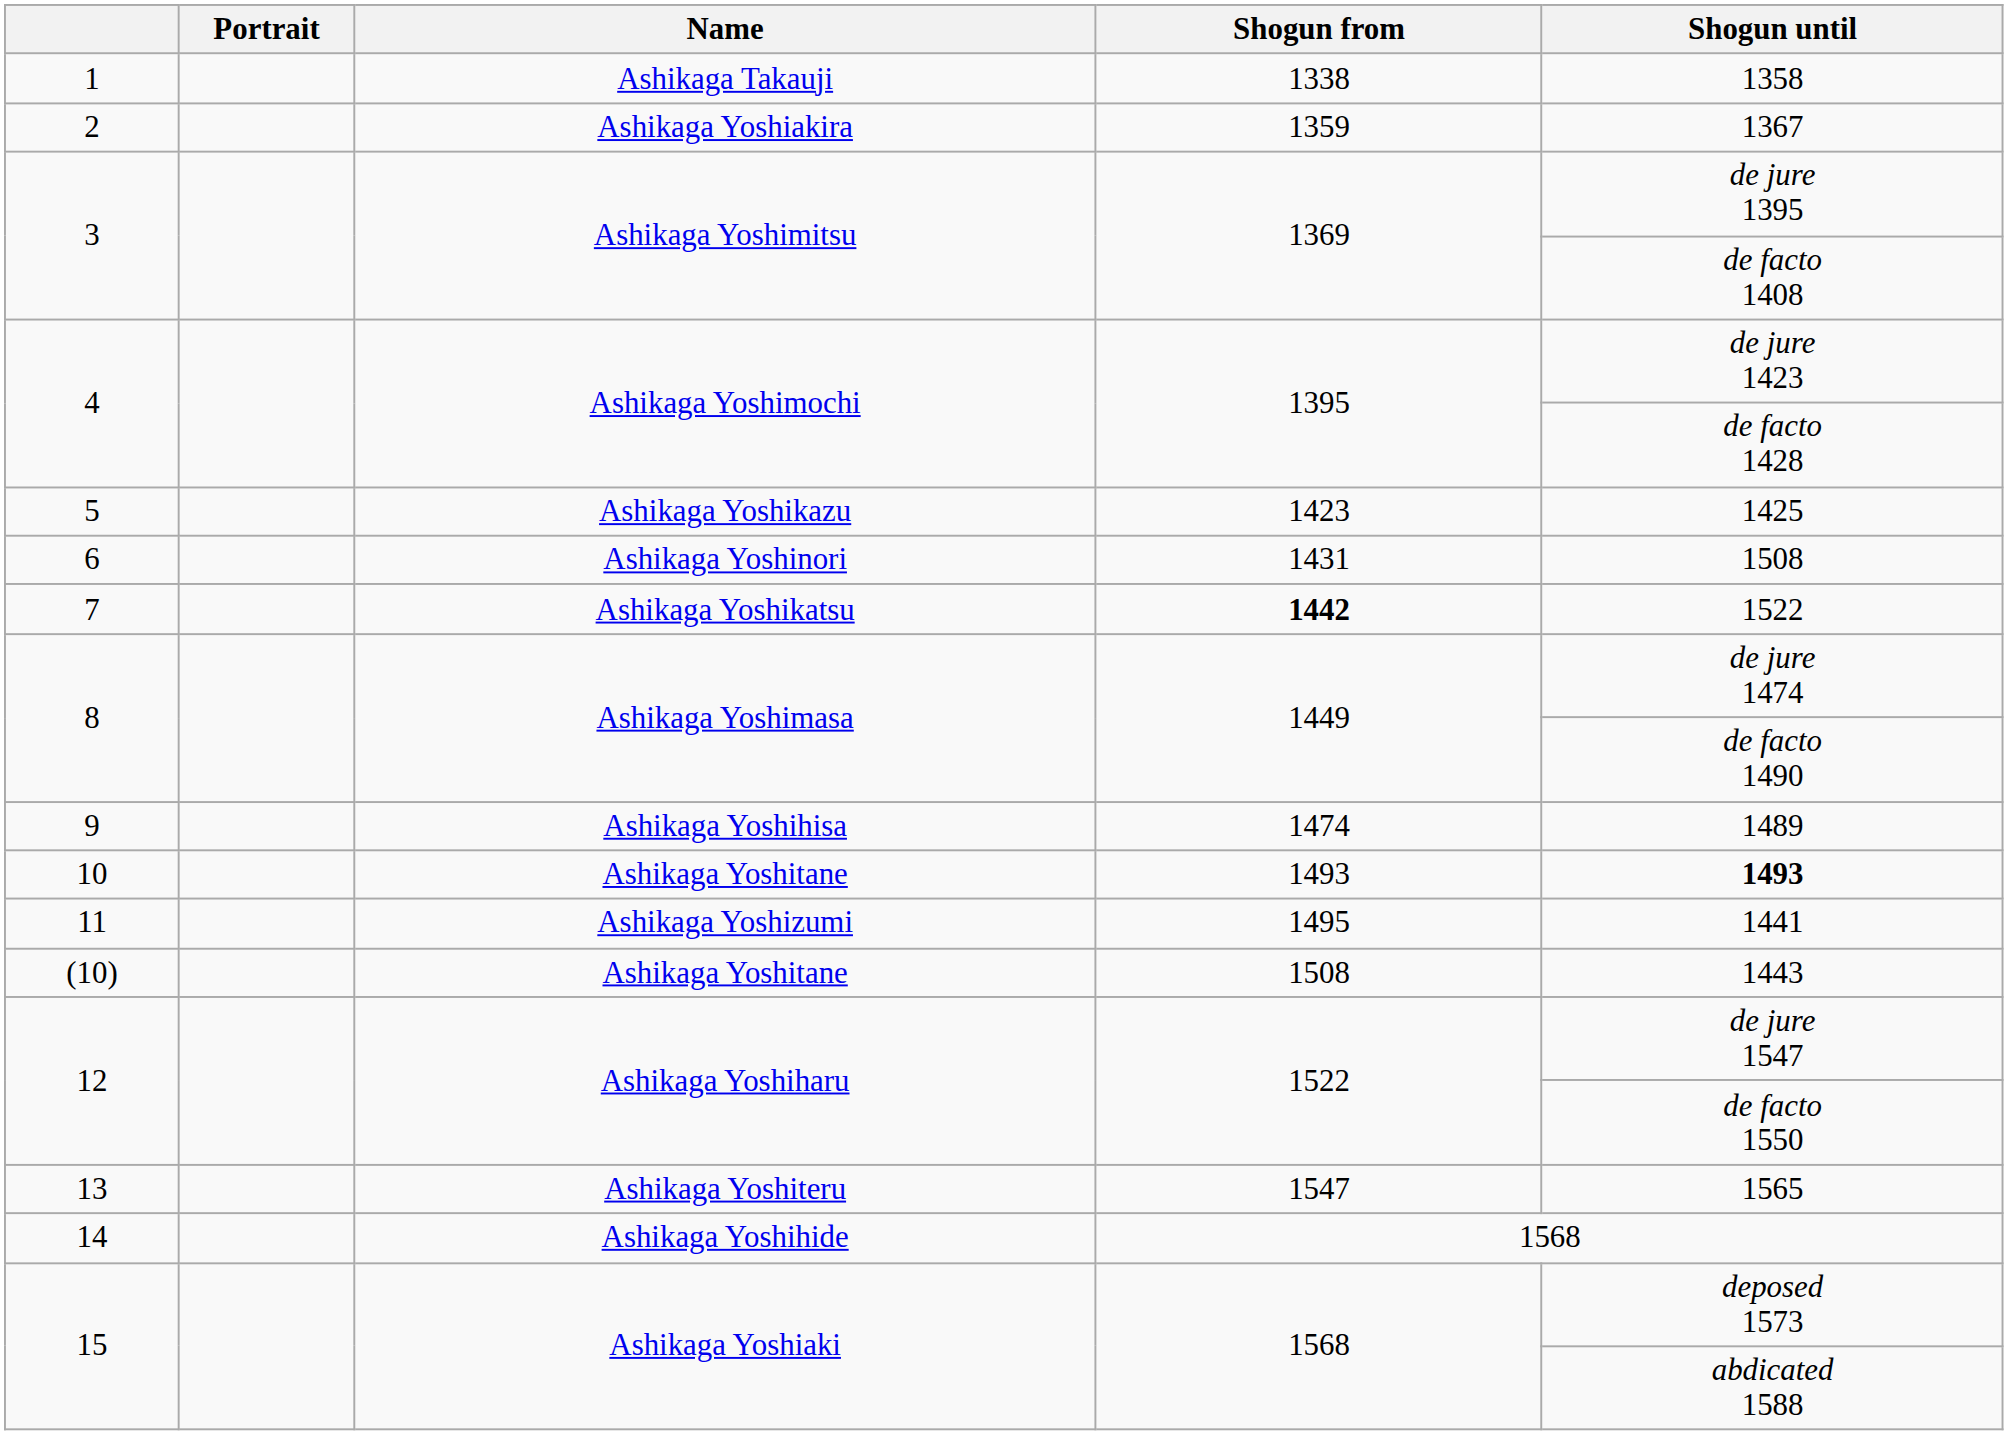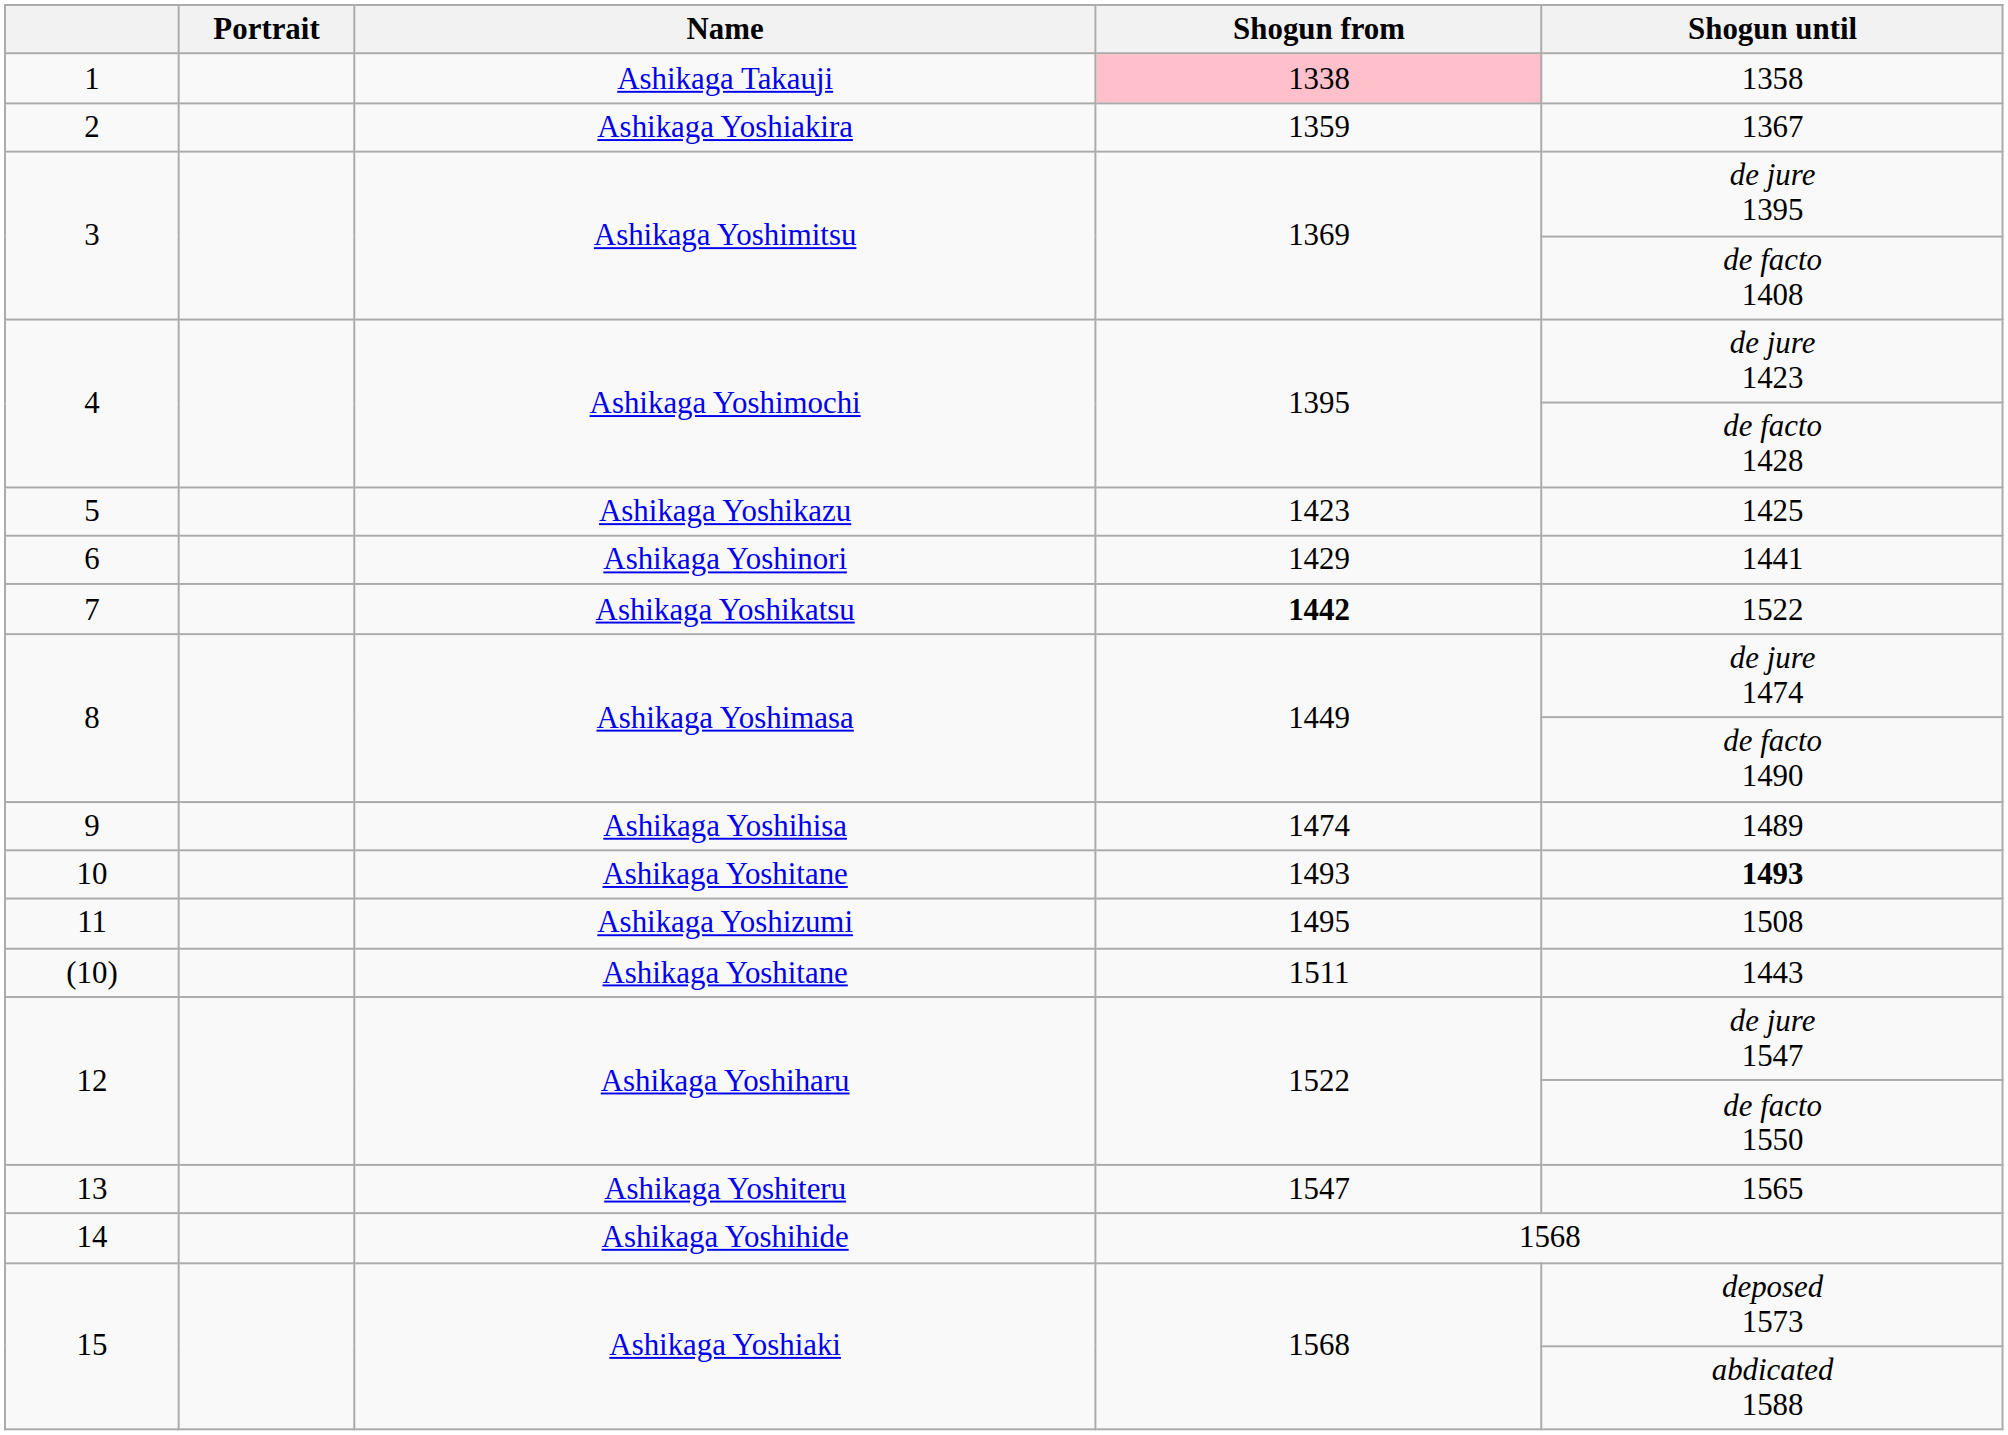(1319, 77) no background -> (1319, 77) pink background
(1319, 559) 1431 -> (1319, 559) 1429
(1773, 559) 1508 -> (1773, 559) 1441
(1773, 923) 1441 -> (1773, 923) 1508
(1319, 972) 1508 -> (1319, 972) 1511
